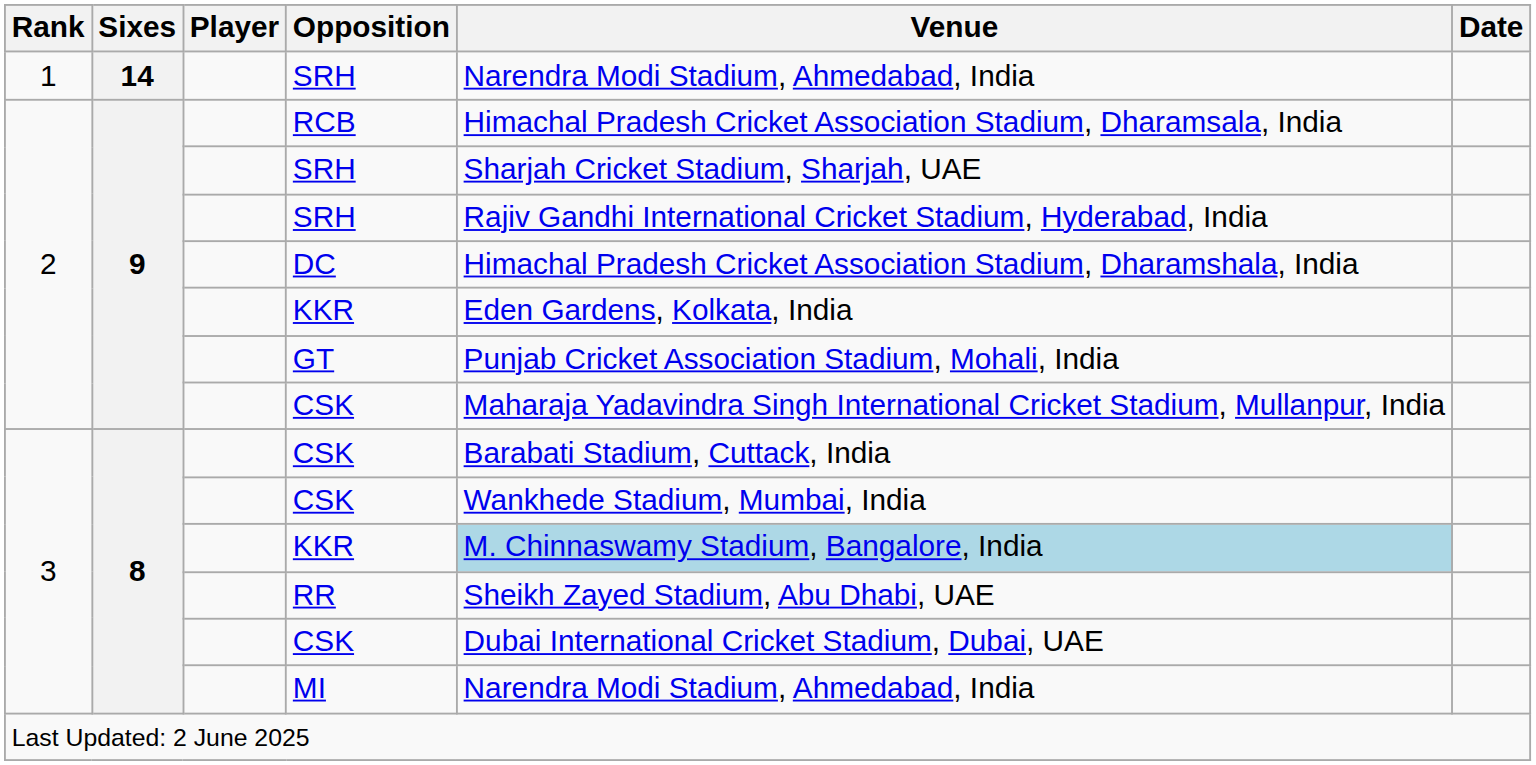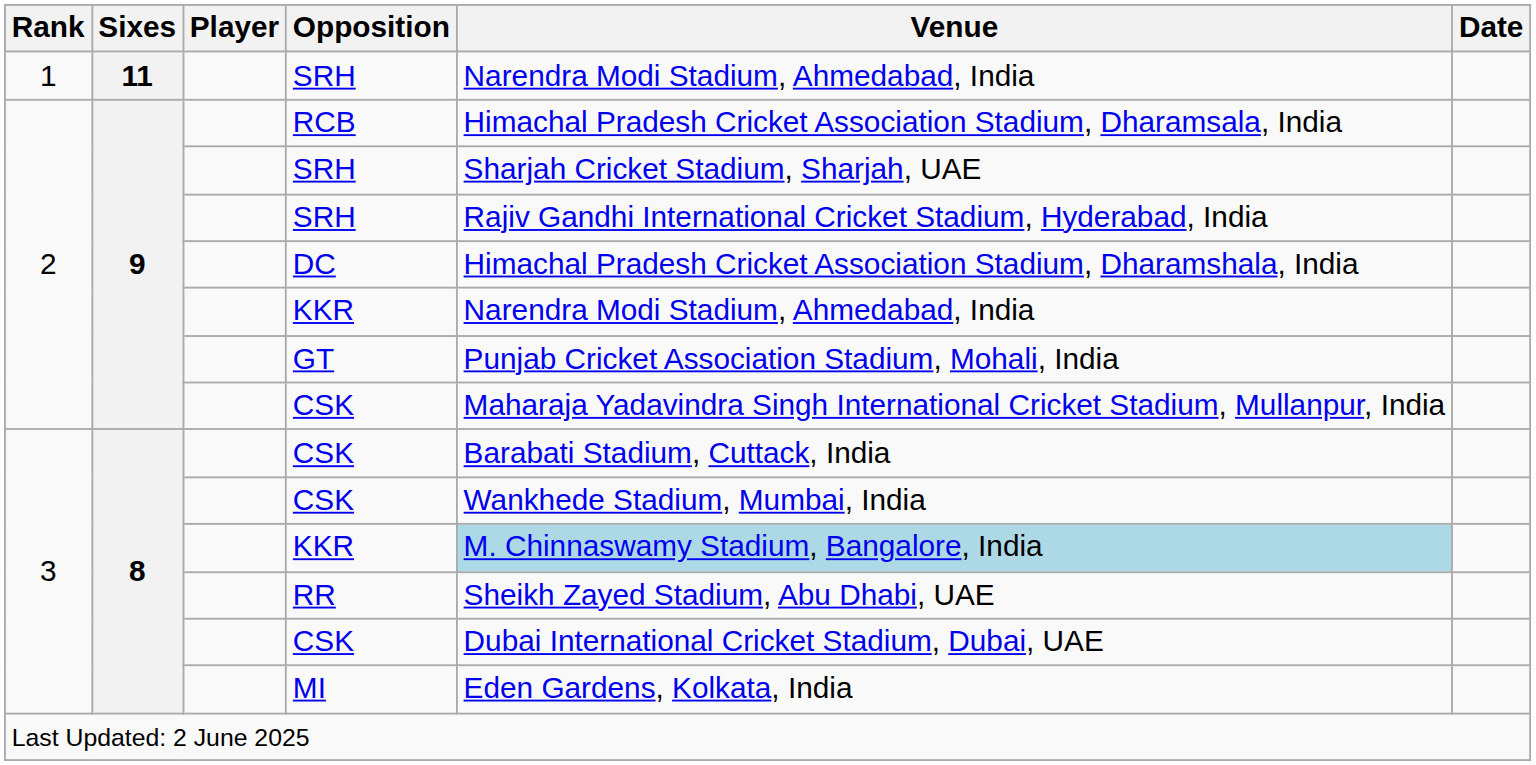(137, 75) 14 -> (137, 75) 11
(658, 311) Eden Gardens, Kolkata, India -> (749, 311) Narendra Modi Stadium, Ahmedabad, India
(749, 688) Narendra Modi Stadium, Ahmedabad, India -> (658, 688) Eden Gardens, Kolkata, India
